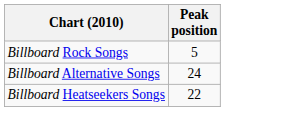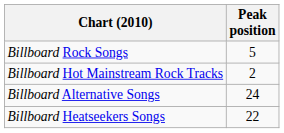+ row: (115, 73)
